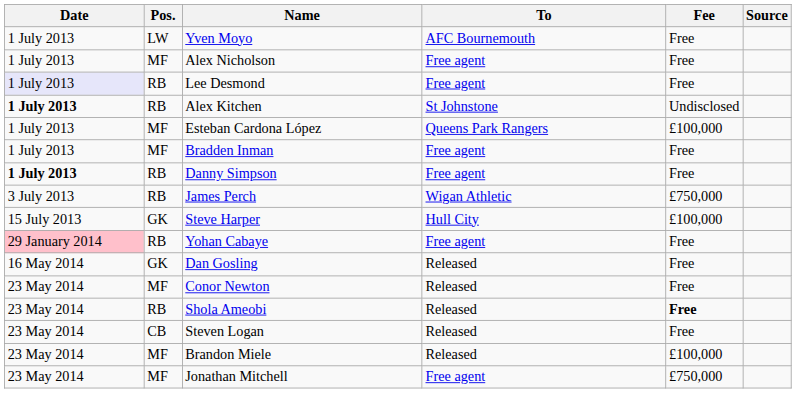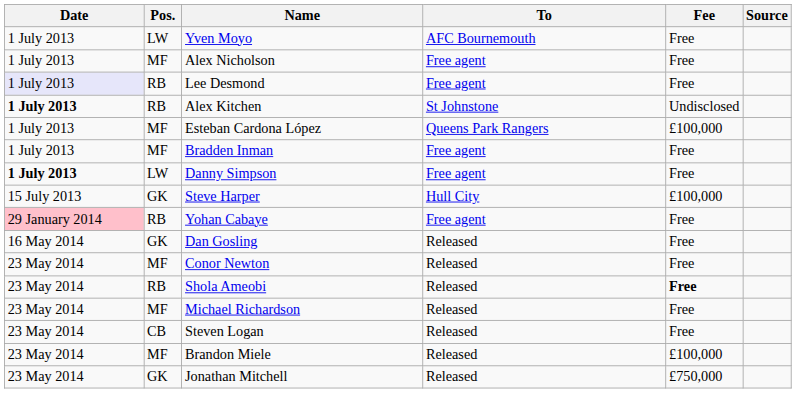(157, 173) RB -> (158, 173) LW
- row: (221, 196)
+ row: (243, 309)
(158, 377) MF -> (157, 377) GK
(455, 377) Free agent -> (452, 377) Released
